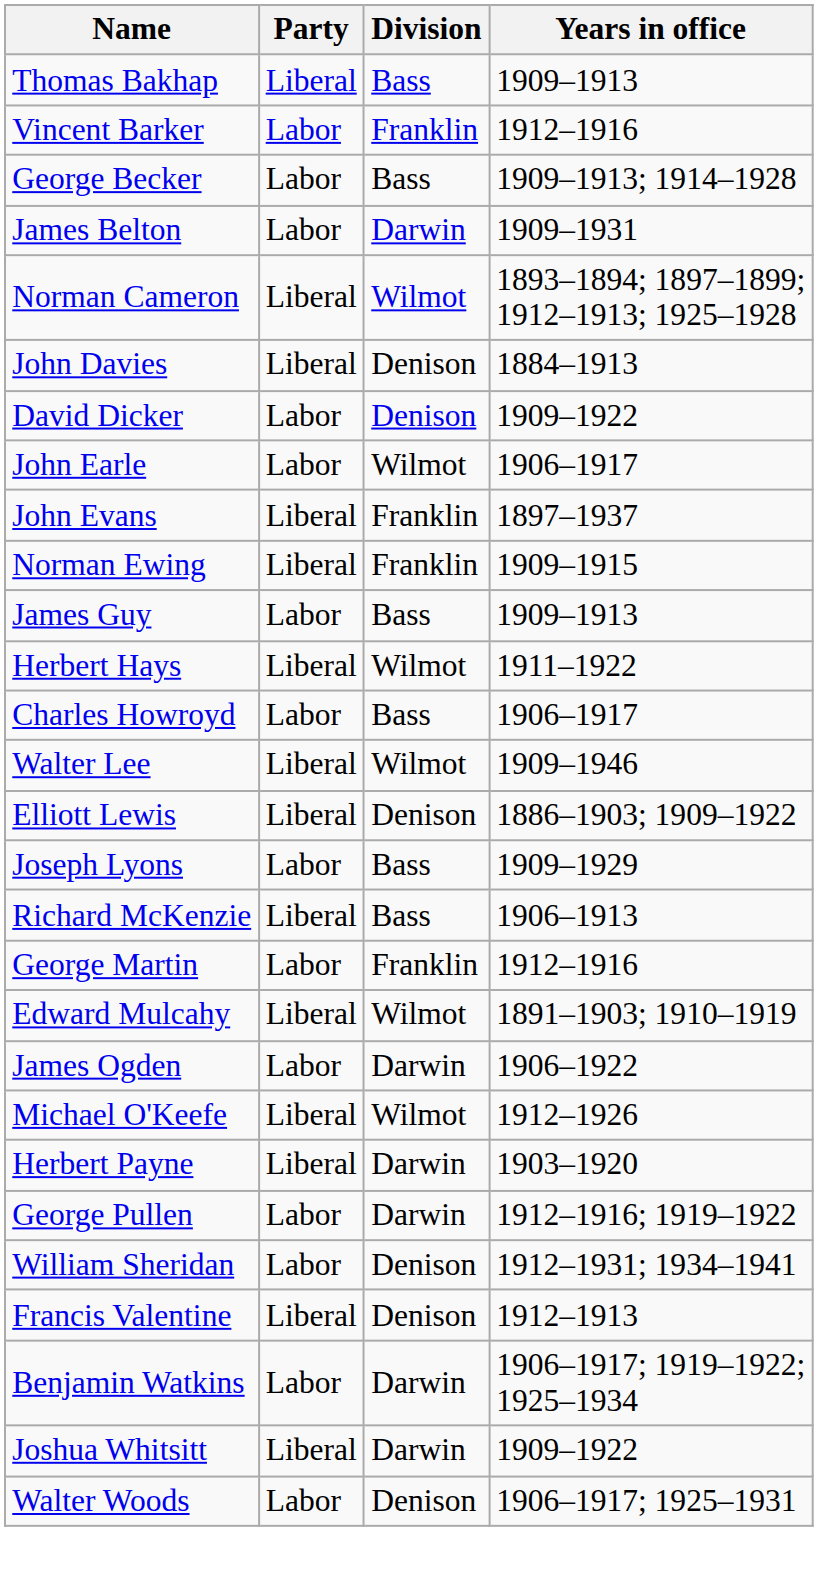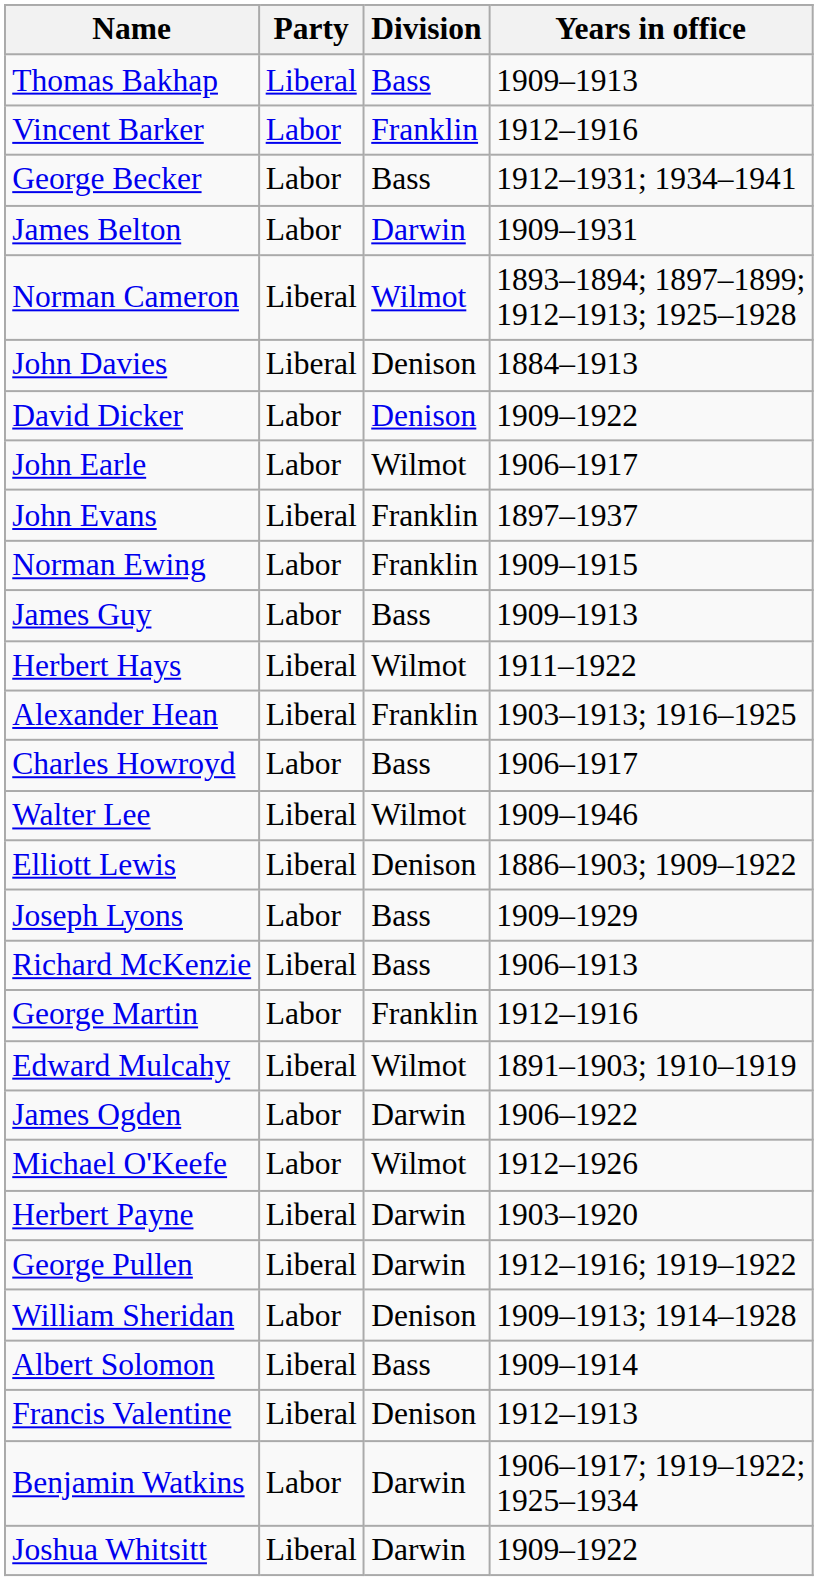(646, 179) 1909–1913; 1914–1928 -> (646, 179) 1912–1931; 1934–1941
(311, 564) Liberal -> (303, 564) Labor
+ row: (115, 714)
(311, 1114) Liberal -> (303, 1164) Labor
(303, 1214) Labor -> (311, 1264) Liberal
(646, 1264) 1912–1931; 1934–1941 -> (646, 1314) 1909–1913; 1914–1928
+ row: (113, 1364)
- row: (101, 1500)
